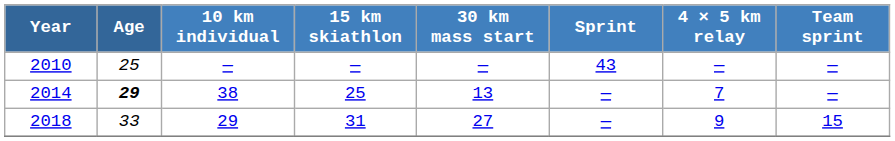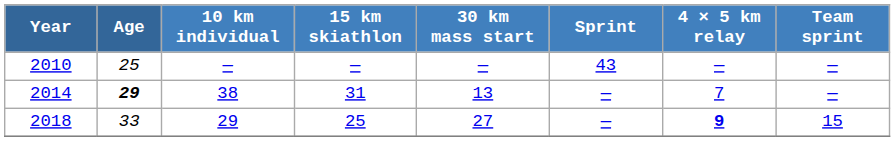(355, 94) 25 -> (355, 94) 31
(355, 122) 31 -> (355, 122) 25
(719, 122) normal -> (719, 122) bold
